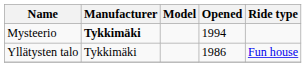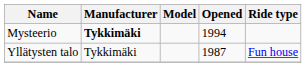(214, 52) 1986 -> (214, 52) 1987
